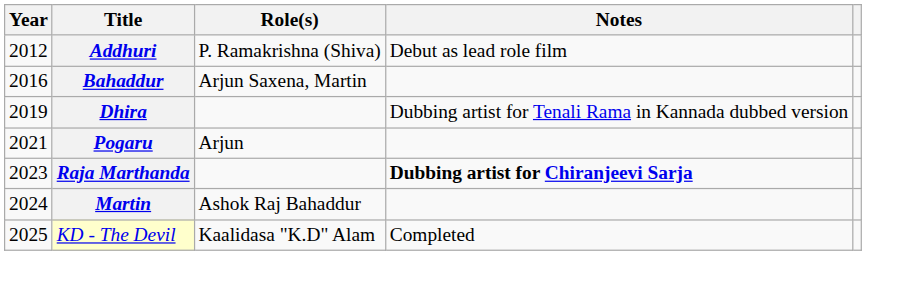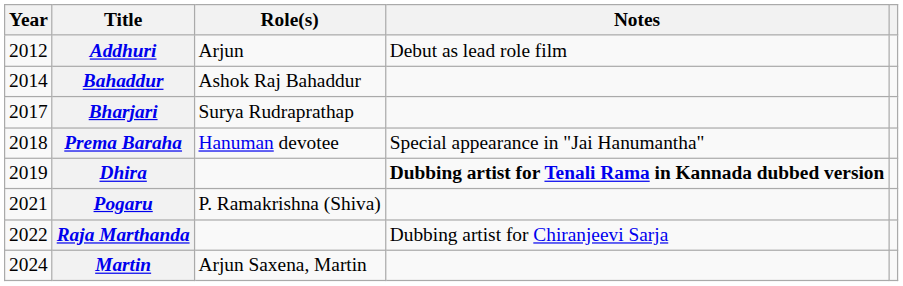(290, 50) P. Ramakrishna (Shiva) -> (221, 50) Arjun
(28, 81) 2016 -> (28, 81) 2014
(283, 81) Arjun Saxena, Martin -> (280, 81) Ashok Raj Bahaddur
+ row: (123, 111)
+ row: (123, 142)
(619, 111) normal -> (637, 173) bold
(221, 142) Arjun -> (290, 204) P. Ramakrishna (Shiva)
(28, 173) 2023 -> (28, 234) 2022
(541, 173) bold -> (529, 234) normal
(280, 204) Ashok Raj Bahaddur -> (283, 265) Arjun Saxena, Martin
- row: (116, 234)
